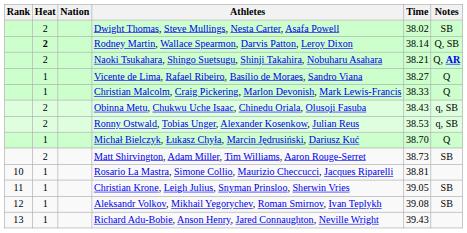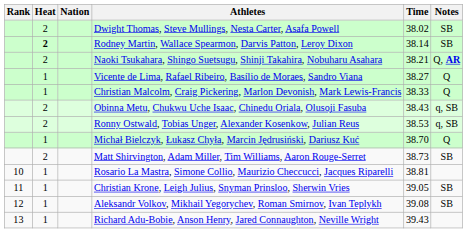(447, 44) Q, SB -> (447, 44) SB
